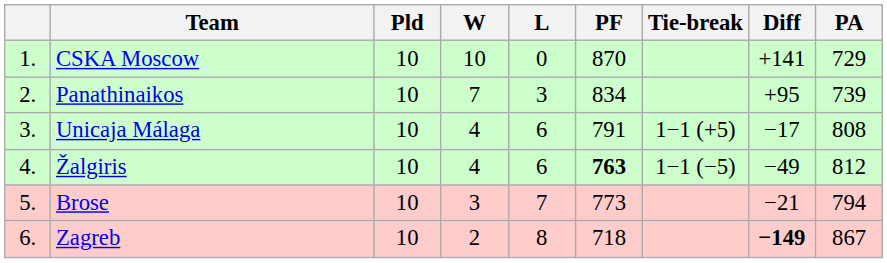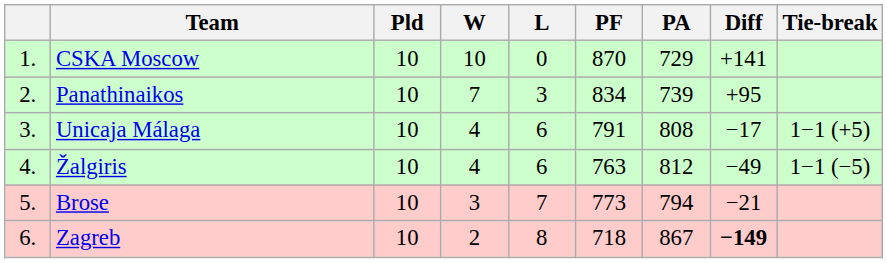columns swapped: (849, 22) <-> (695, 22)
(609, 166) bold -> (609, 166) normal
